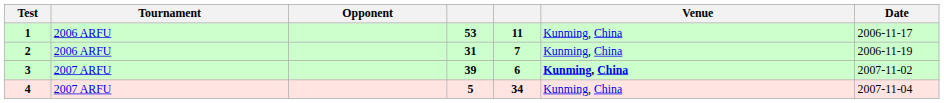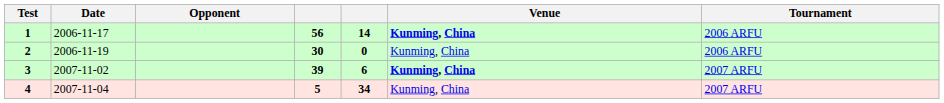columns swapped: (897, 13) <-> (170, 13)
(471, 32) 53 -> (317, 32) 56
(517, 32) 11 -> (364, 32) 14
(583, 32) normal -> (433, 32) bold
(471, 51) 31 -> (317, 51) 30
(517, 51) 7 -> (364, 51) 0
